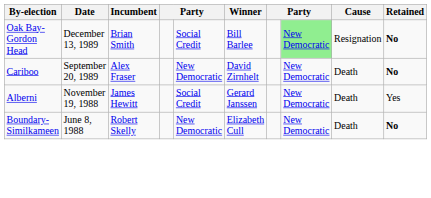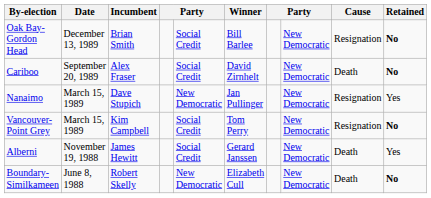(306, 39) lightgreen background -> (306, 39) no background
(199, 71) New Democratic -> (188, 71) Social Credit
+ row: (25, 98)
+ row: (29, 125)
